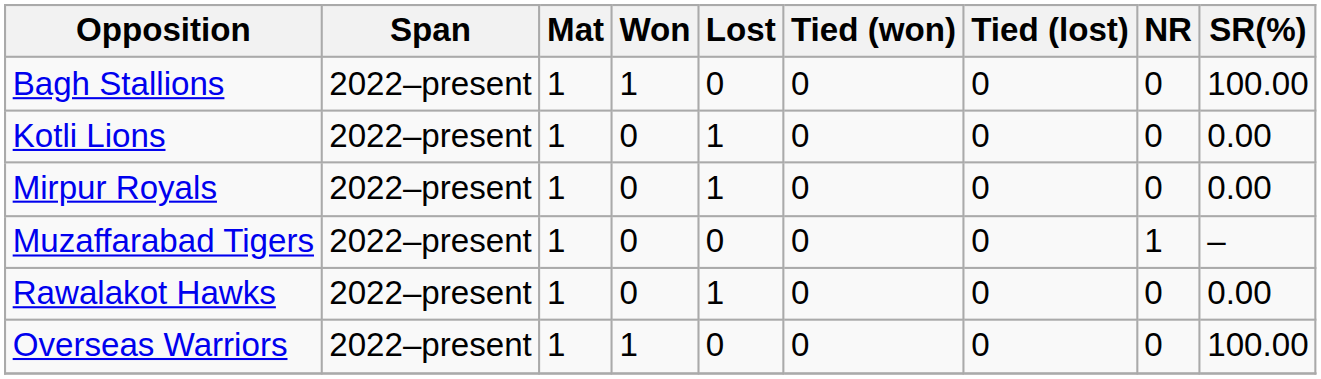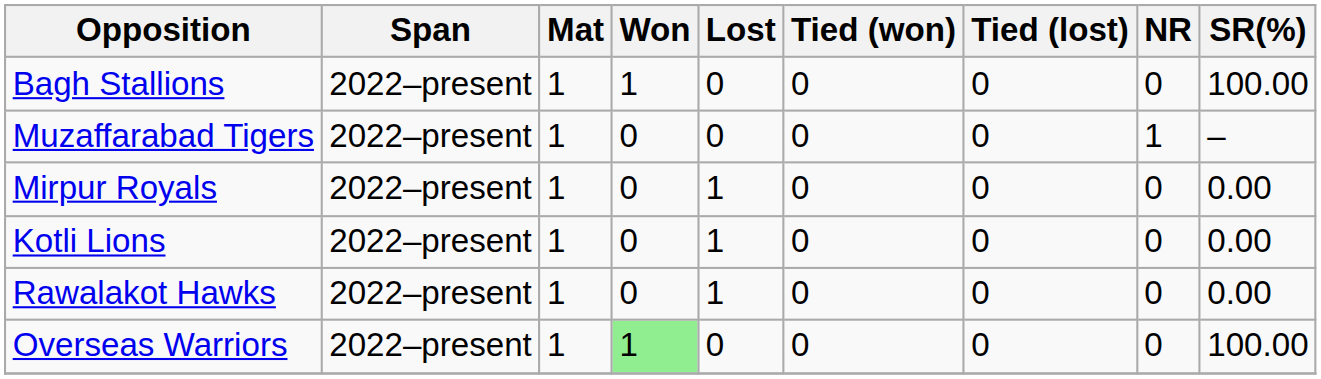rows swapped: (89, 135) <-> (163, 240)
(629, 345) no background -> (629, 345) lightgreen background
